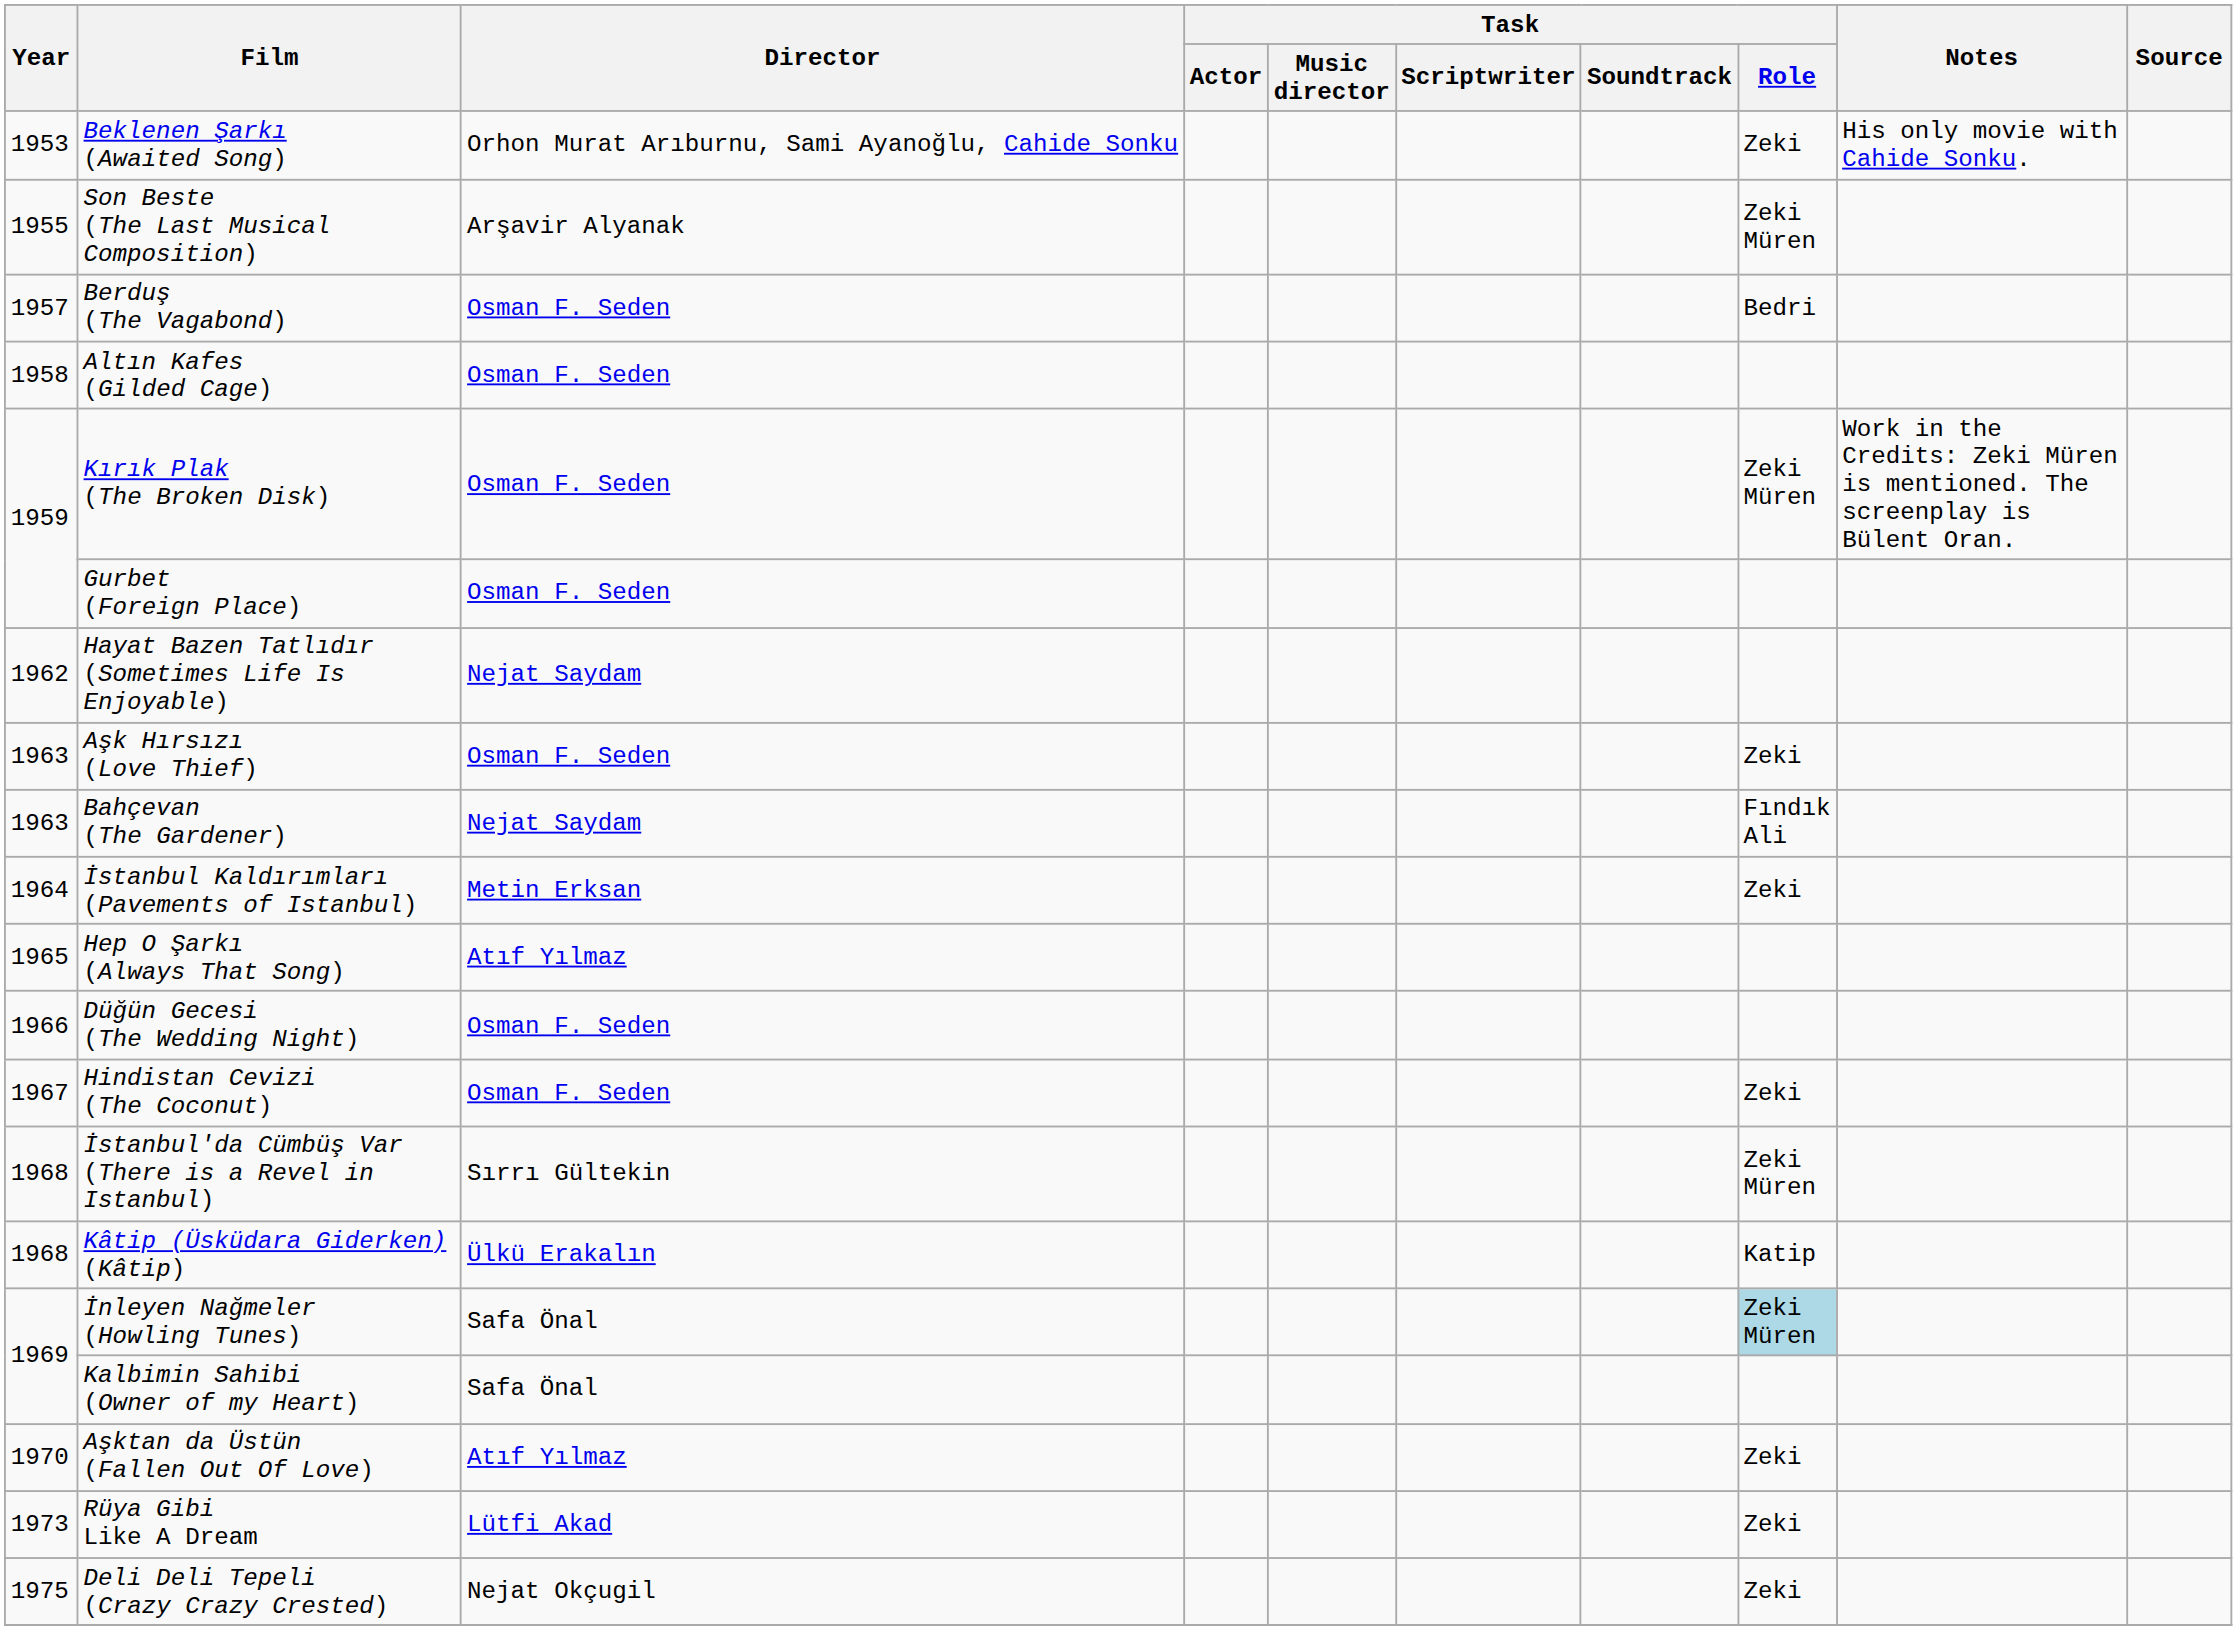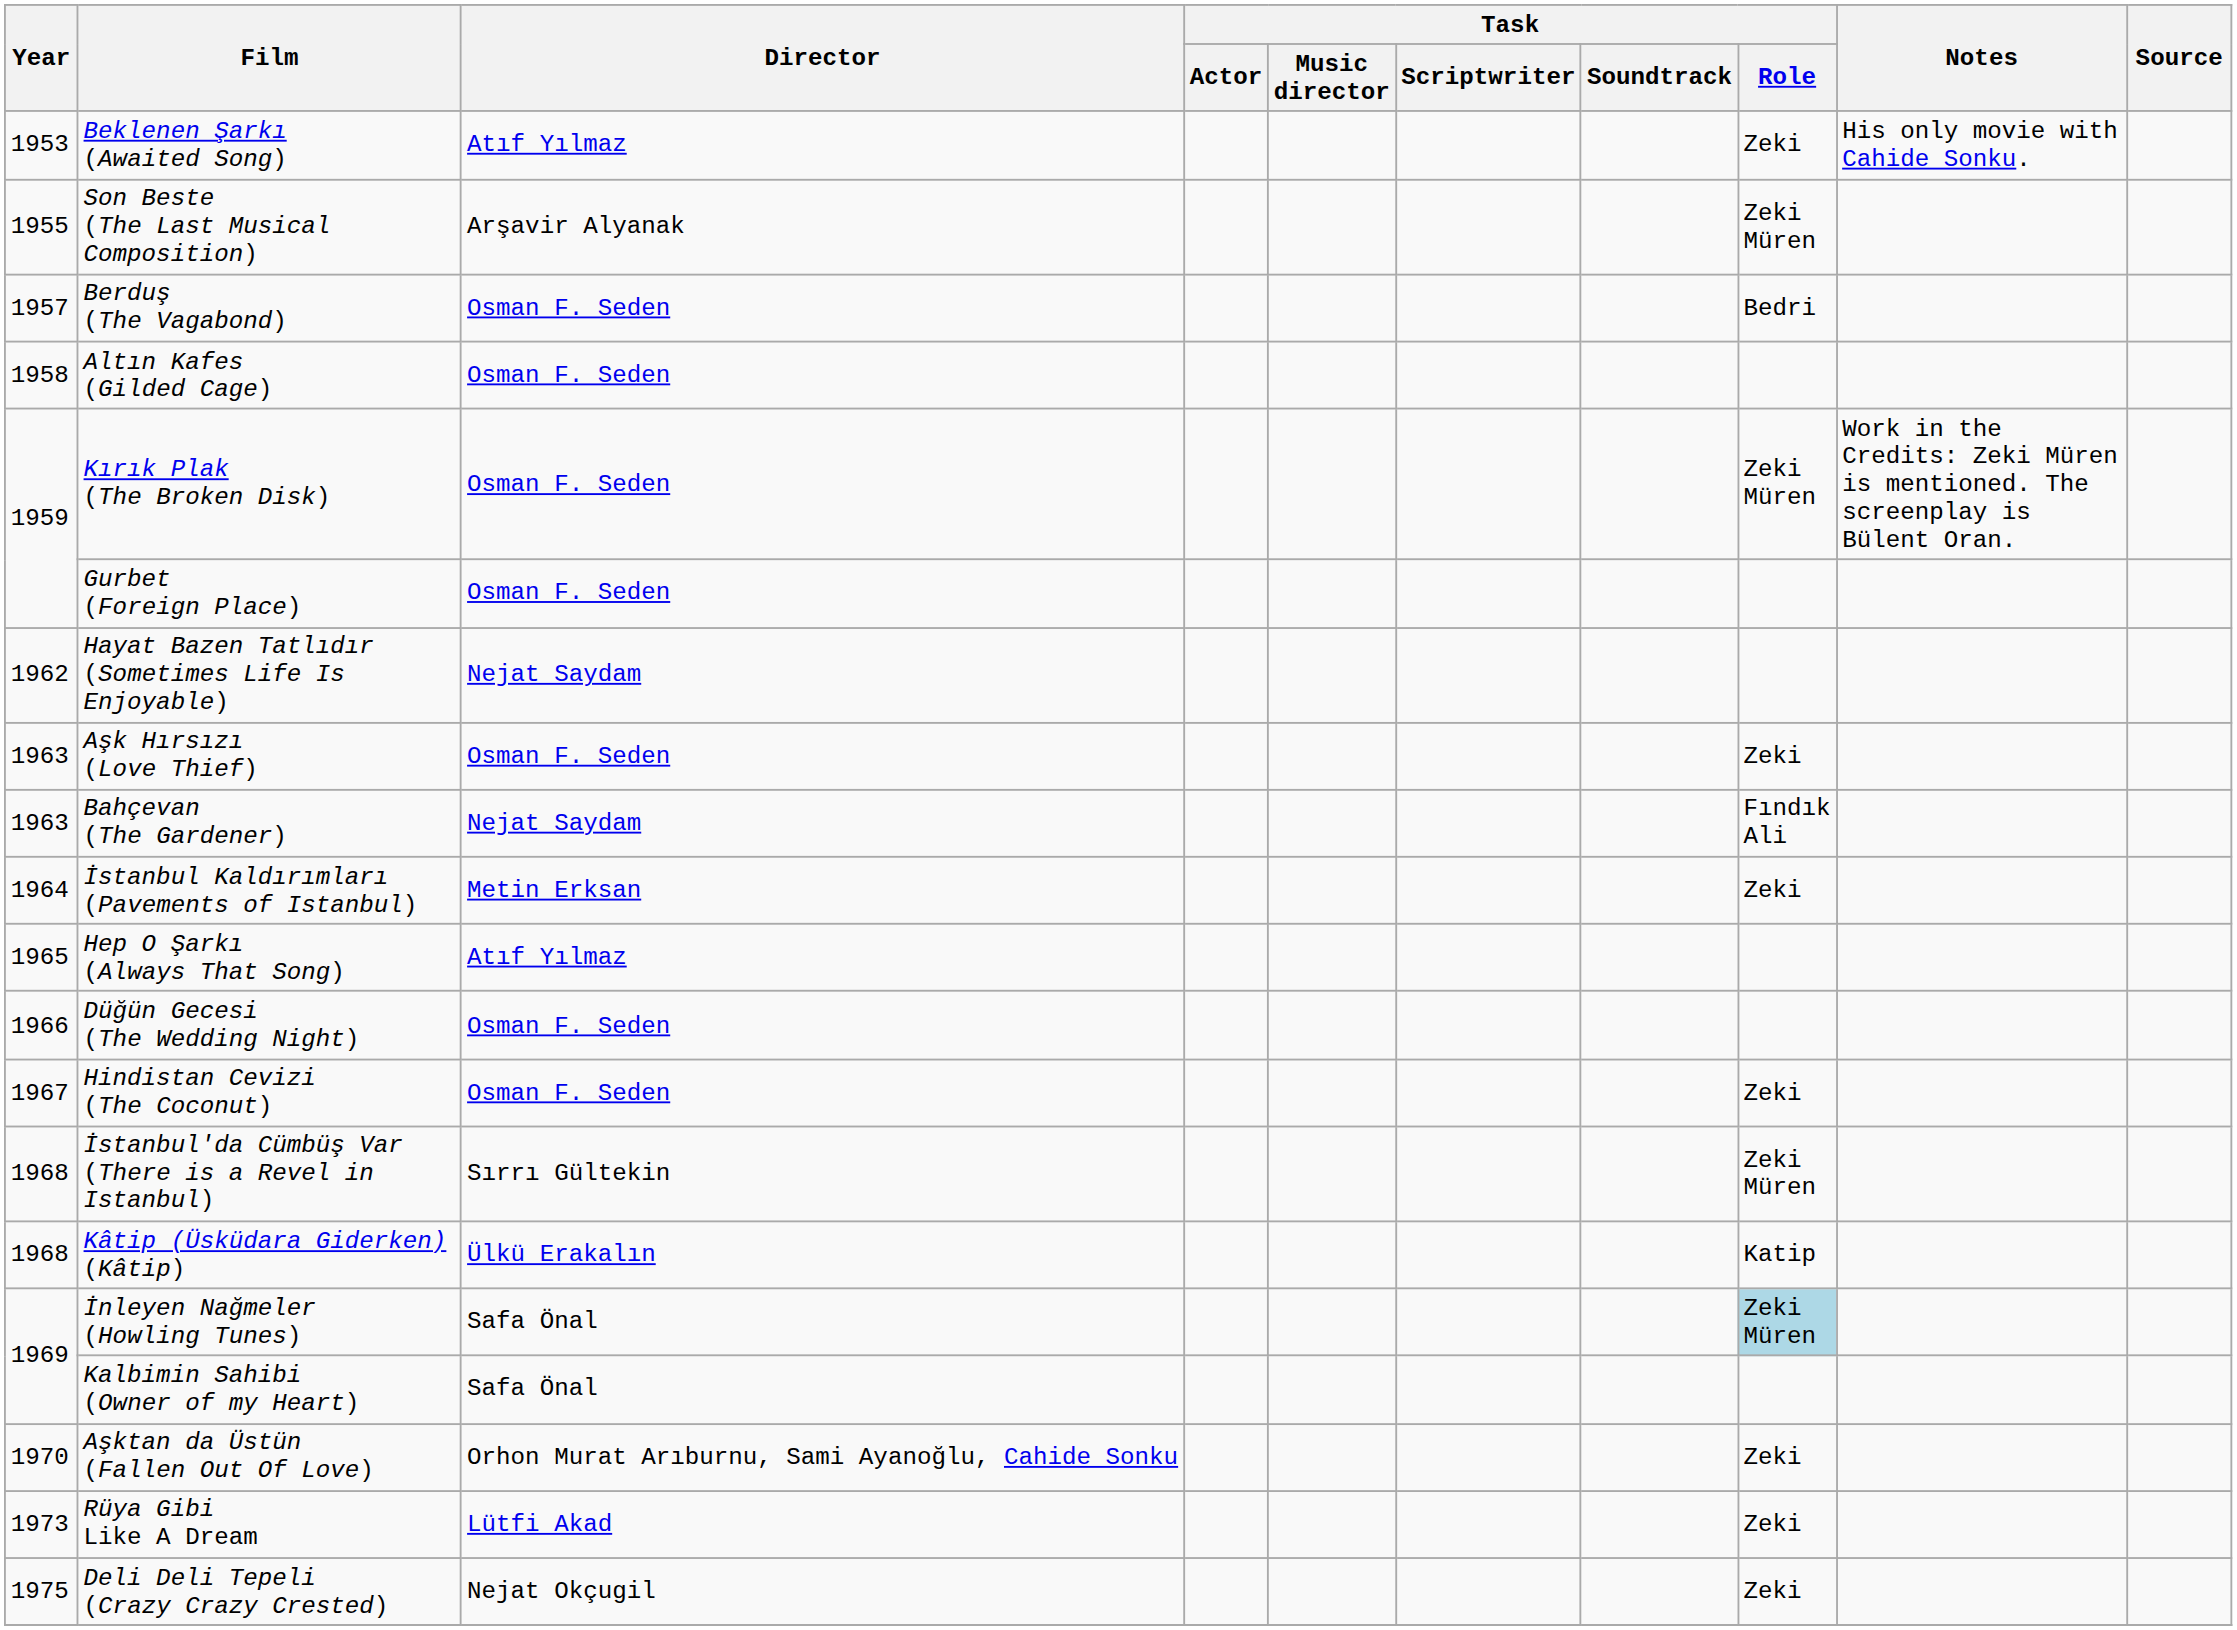(823, 145) Orhon Murat Arıburnu, Sami Ayanoğlu, Cahide Sonku -> (547, 145) Atıf Yılmaz
(547, 1457) Atıf Yılmaz -> (823, 1457) Orhon Murat Arıburnu, Sami Ayanoğlu, Cahide Sonku
